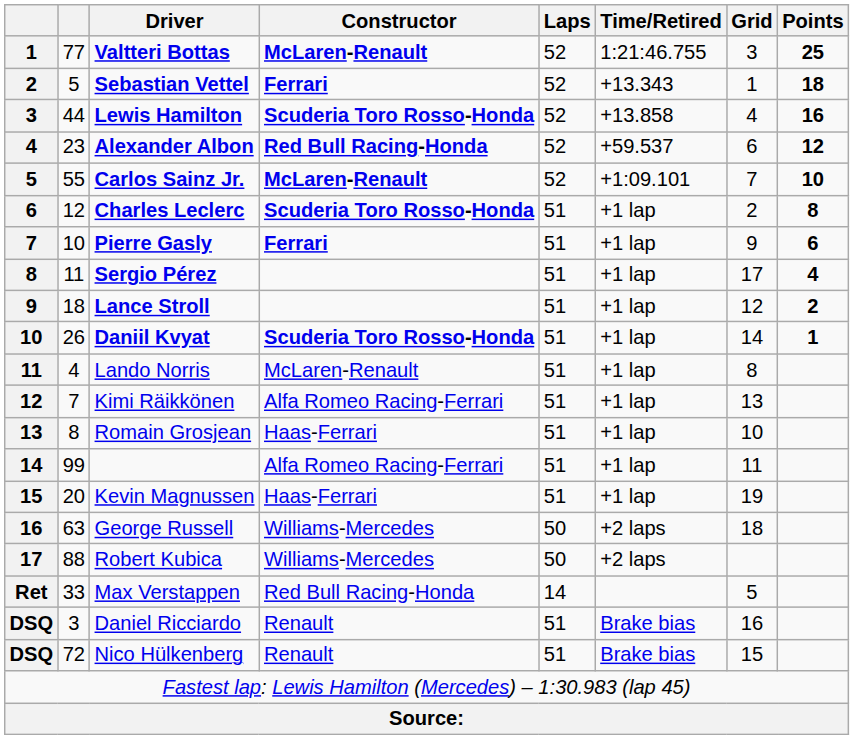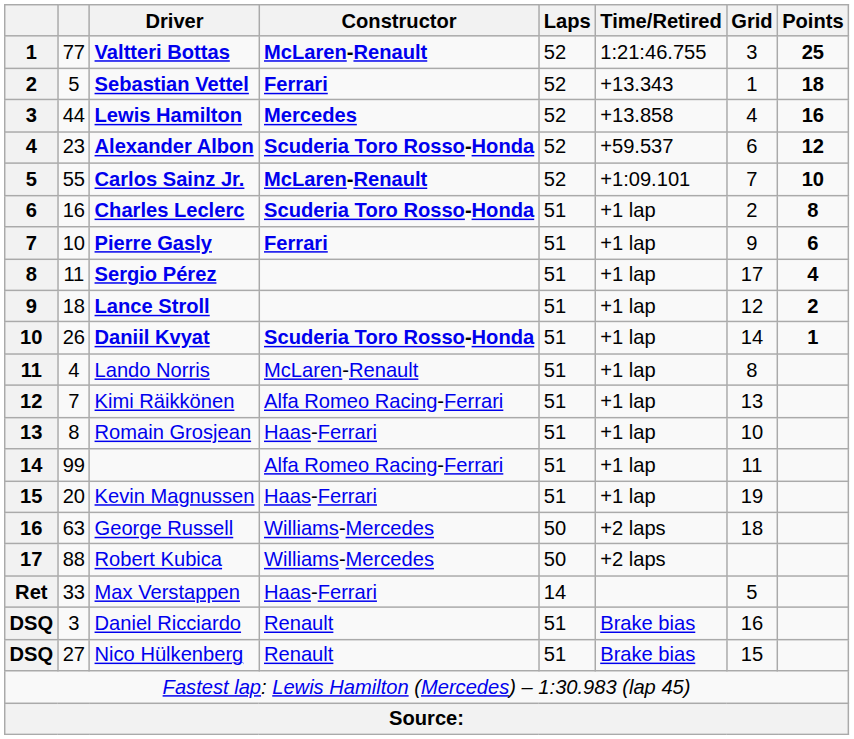(399, 115) Scuderia Toro Rosso-Honda -> (310, 115) Mercedes
(376, 147) Red Bull Racing-Honda -> (399, 147) Scuderia Toro Rosso-Honda
(74, 211) 12 -> (74, 211) 16
(369, 591) Red Bull Racing-Honda -> (320, 591) Haas-Ferrari
(74, 655) 72 -> (74, 655) 27
